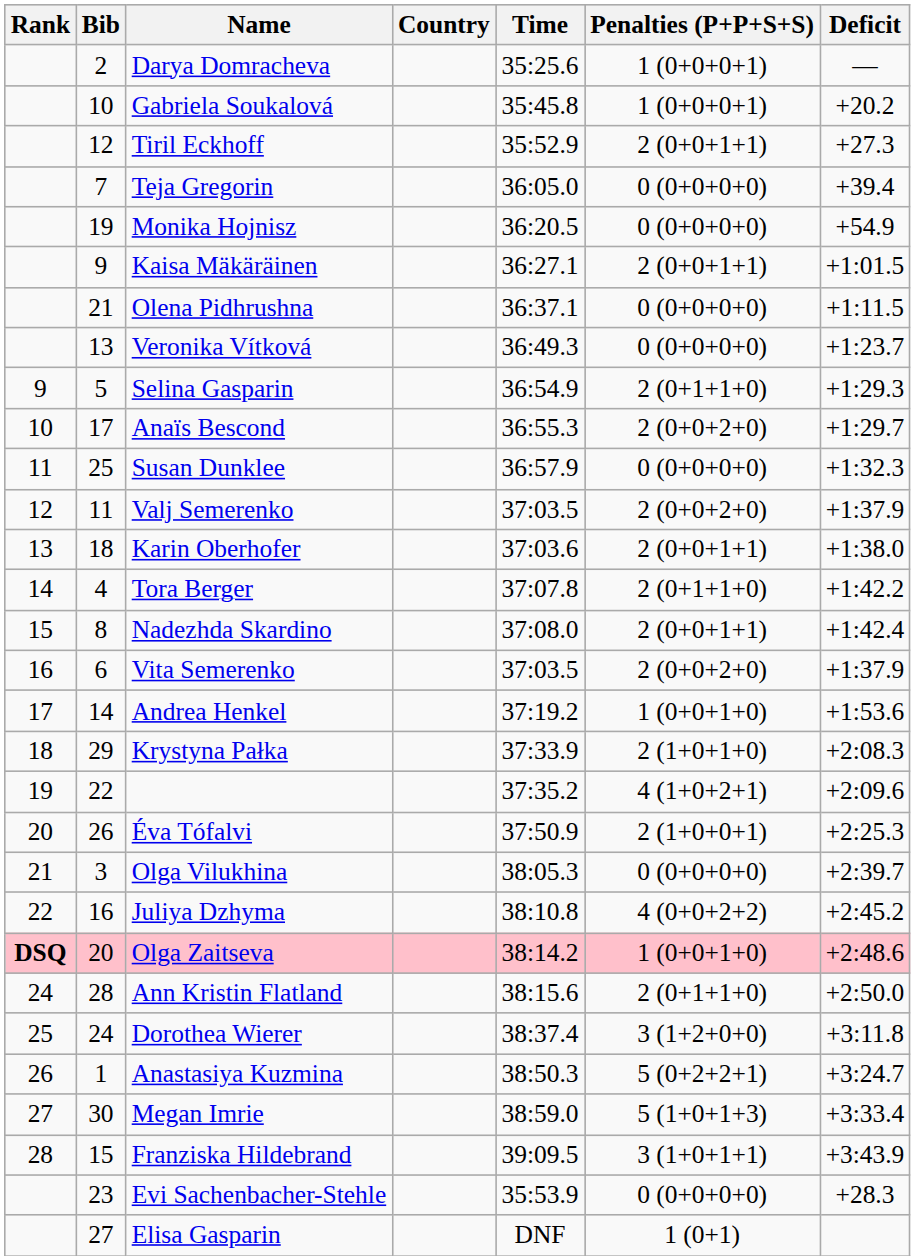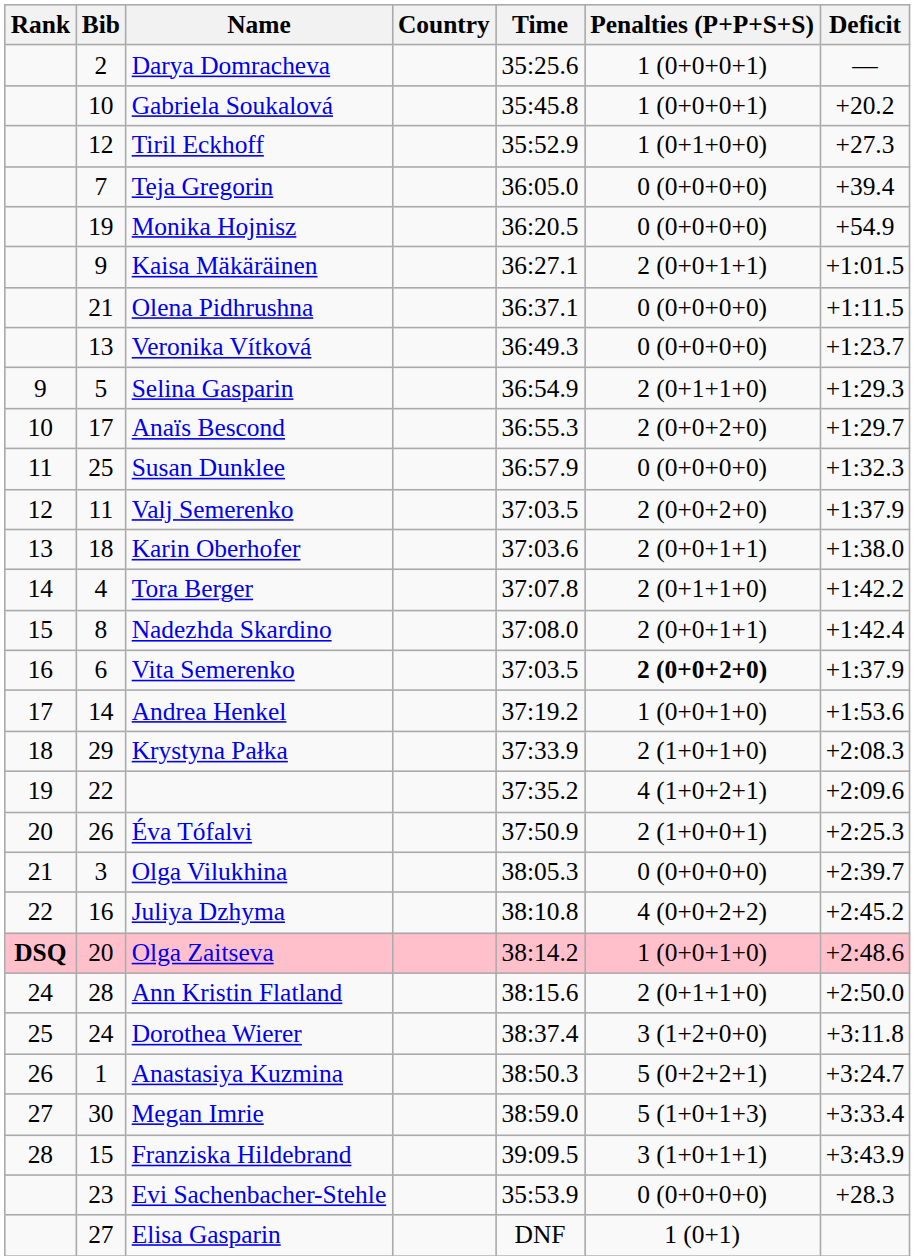(702, 145) 2 (0+0+1+1) -> (702, 145) 1 (0+1+0+0)
(702, 670) normal -> (702, 670) bold
